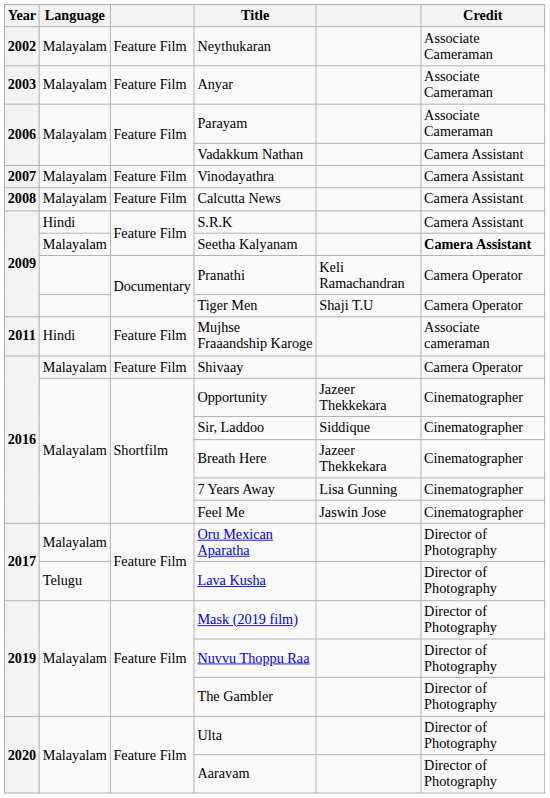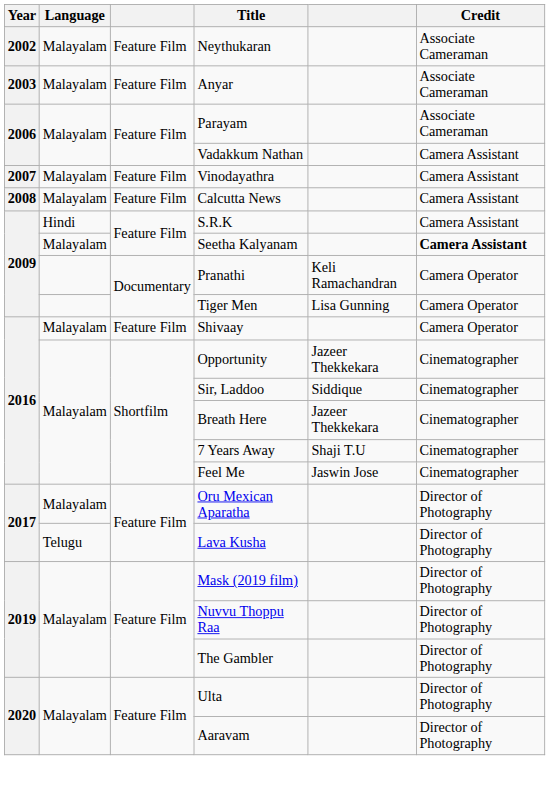(346, 305) Shaji T.U -> (350, 305) Lisa Gunning
- row: (255, 336)
(358, 489) Lisa Gunning -> (338, 450) Shaji T.U
